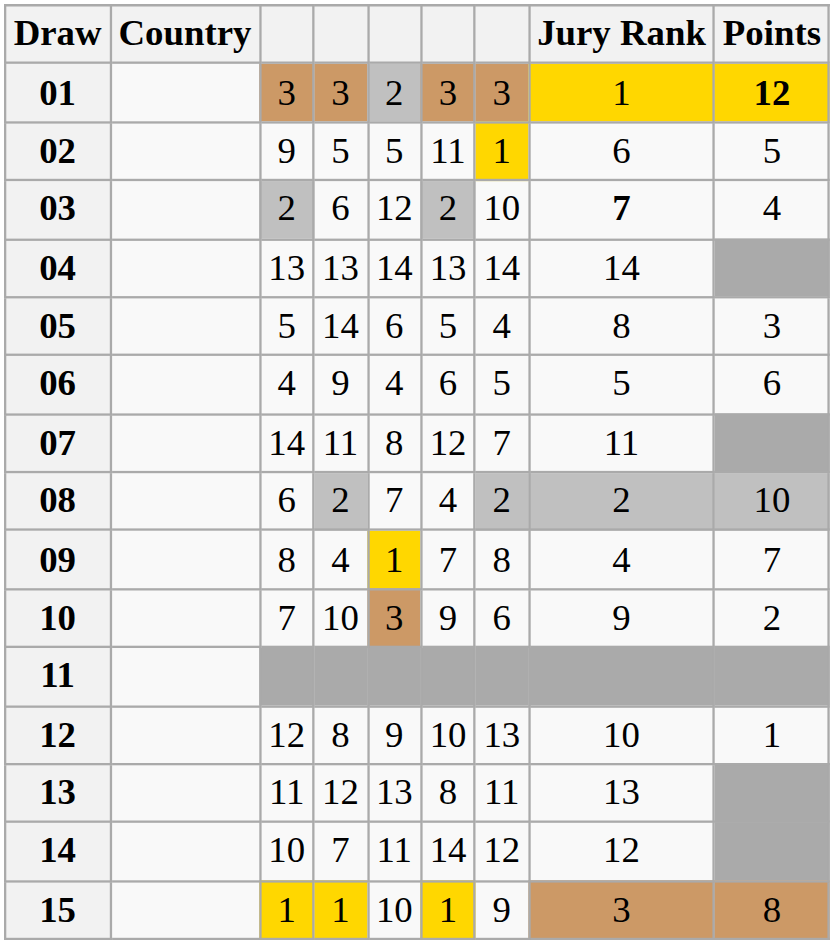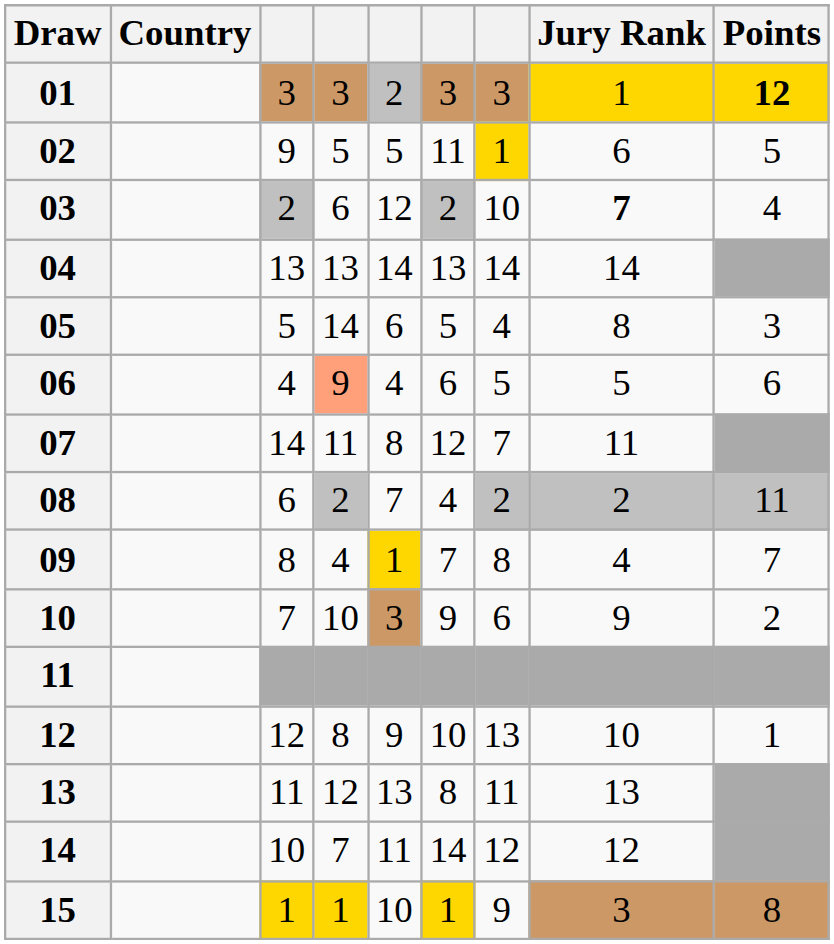(341, 383) no background -> (341, 383) lightsalmon background
(772, 500) 10 -> (772, 500) 11
